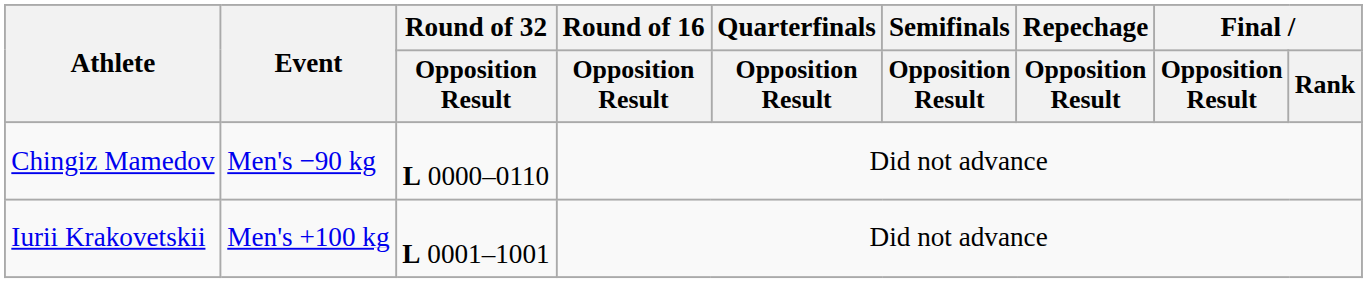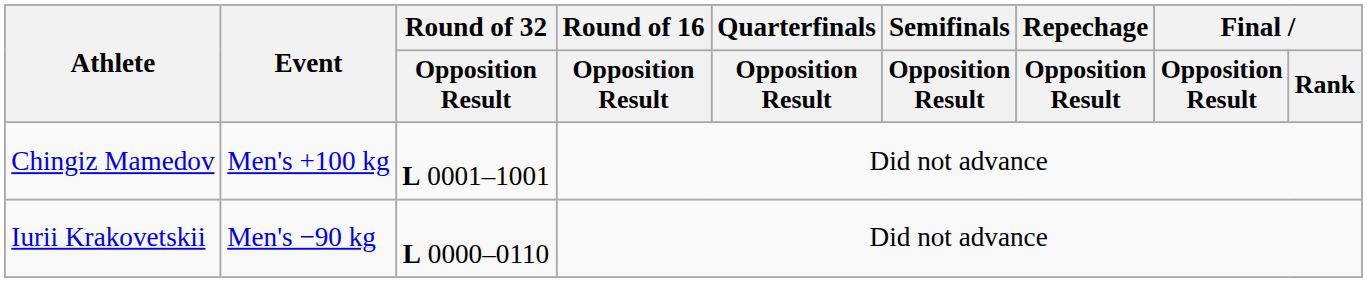(302, 160) Men's −90 kg -> (308, 160) Men's +100 kg
(476, 177) L 0000–0110 -> (476, 177) L 0001–1001
(308, 238) Men's +100 kg -> (302, 238) Men's −90 kg
(476, 254) L 0001–1001 -> (476, 254) L 0000–0110
